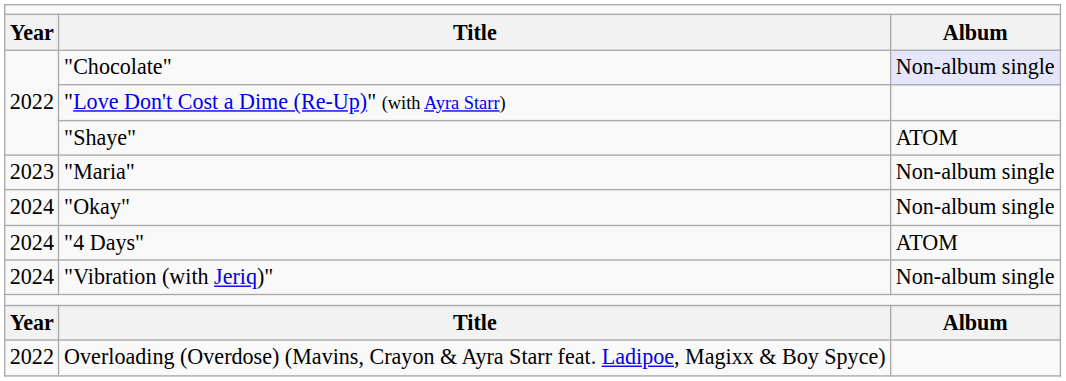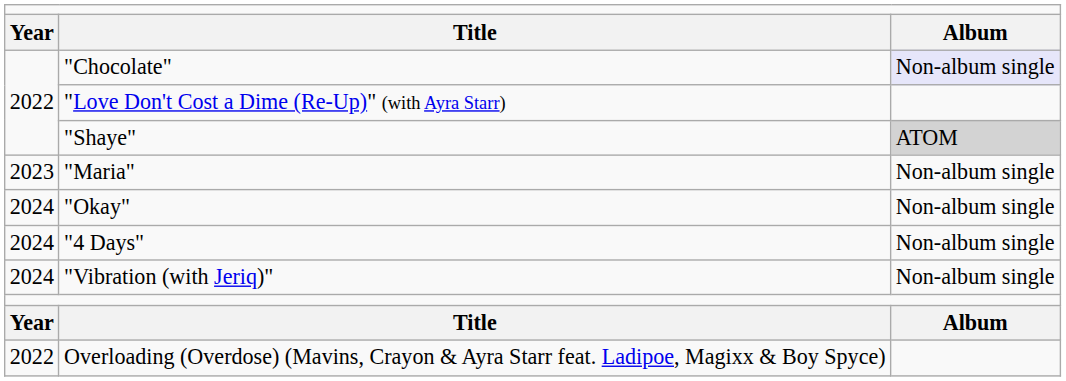(927, 137) no background -> (927, 137) lightgrey background
(927, 242) ATOM -> (975, 242) Non-album single
